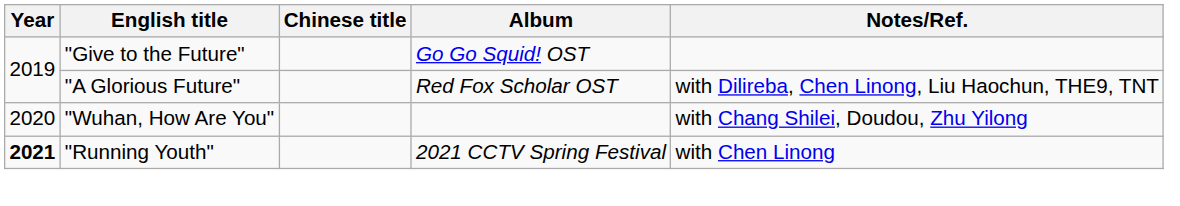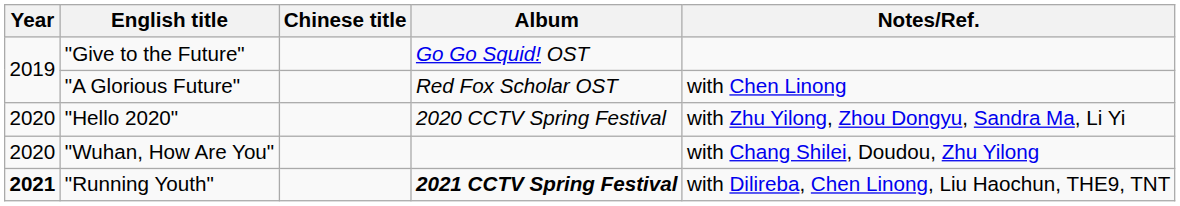(917, 86) with Dilireba, Chen Linong, Liu Haochun, THE9, TNT -> (767, 86) with Chen Linong
+ row: (122, 119)
(541, 151) normal -> (547, 184) bold
(755, 151) with Chen Linong -> (929, 184) with Dilireba, Chen Linong, Liu Haochun, THE9, TNT
